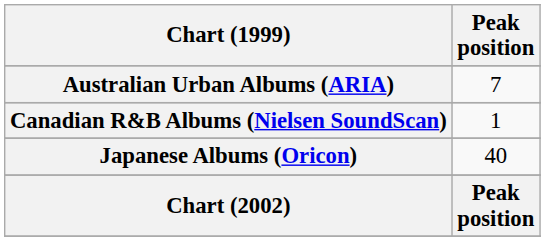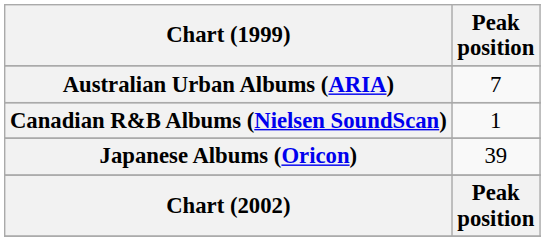(496, 156) 40 -> (496, 156) 39
